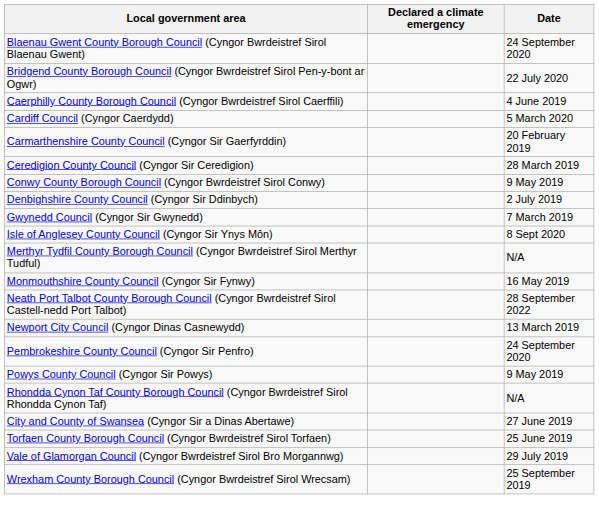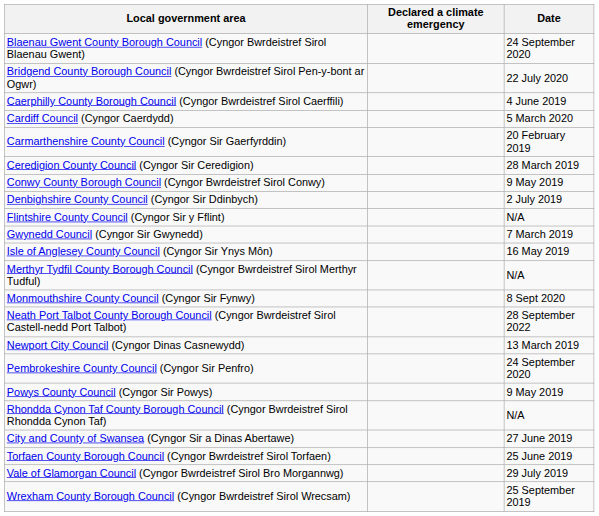+ row: (116, 217)
(536, 234) 8 Sept 2020 -> (538, 251) 16 May 2019
(538, 281) 16 May 2019 -> (536, 298) 8 Sept 2020
